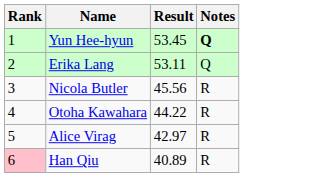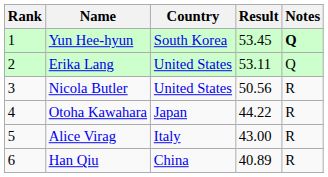+ column: (193, 16)
(170, 88) 45.56 -> (255, 88) 50.56
(170, 137) 42.97 -> (255, 137) 43.00
(12, 161) pink background -> (12, 161) no background
